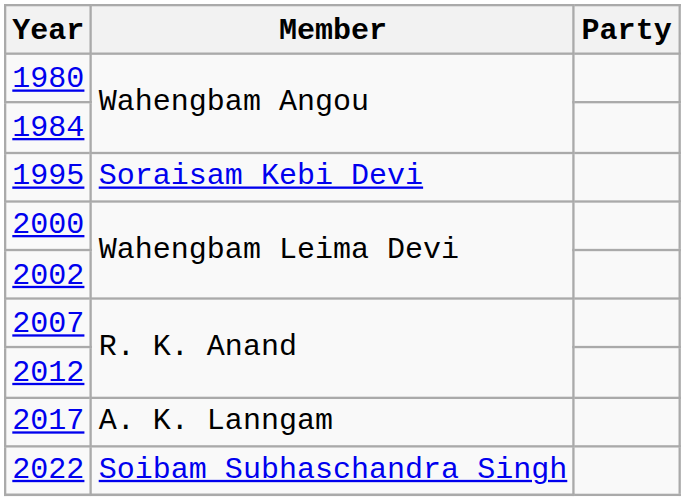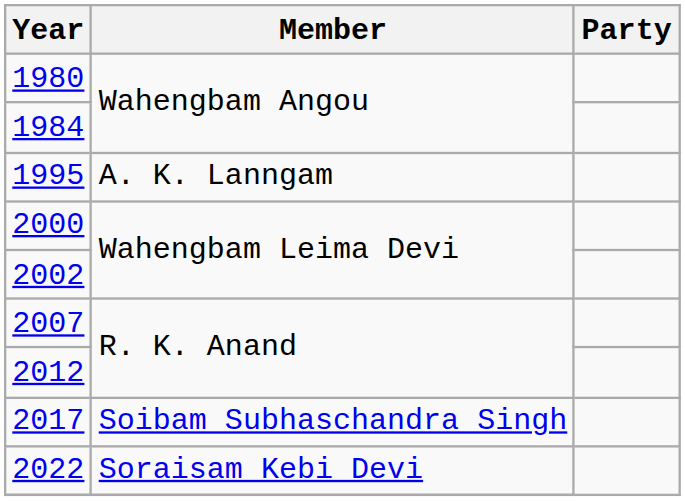(261, 176) Soraisam Kebi Devi -> (216, 176) A. K. Lanngam
(216, 421) A. K. Lanngam -> (333, 421) Soibam Subhaschandra Singh
(333, 470) Soibam Subhaschandra Singh -> (261, 470) Soraisam Kebi Devi
